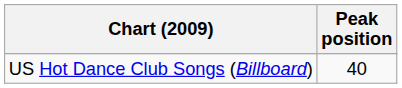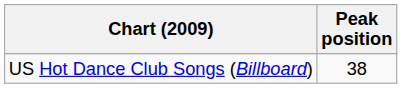(357, 68) 40 -> (357, 68) 38
